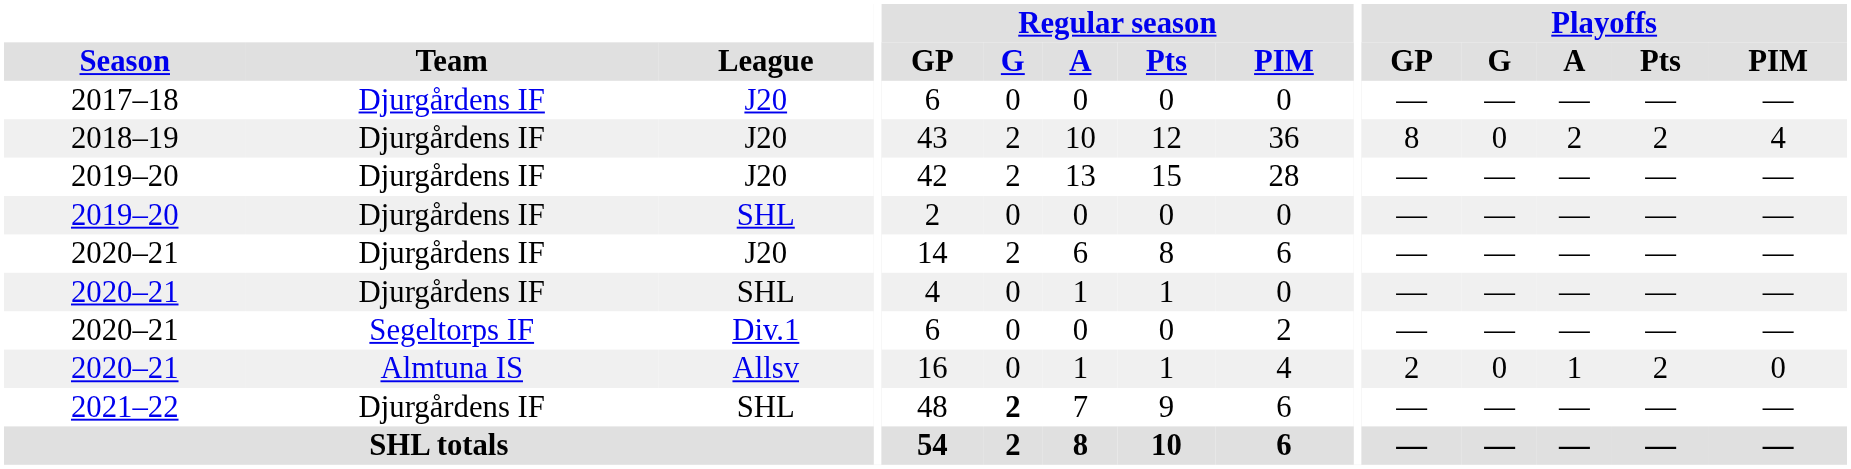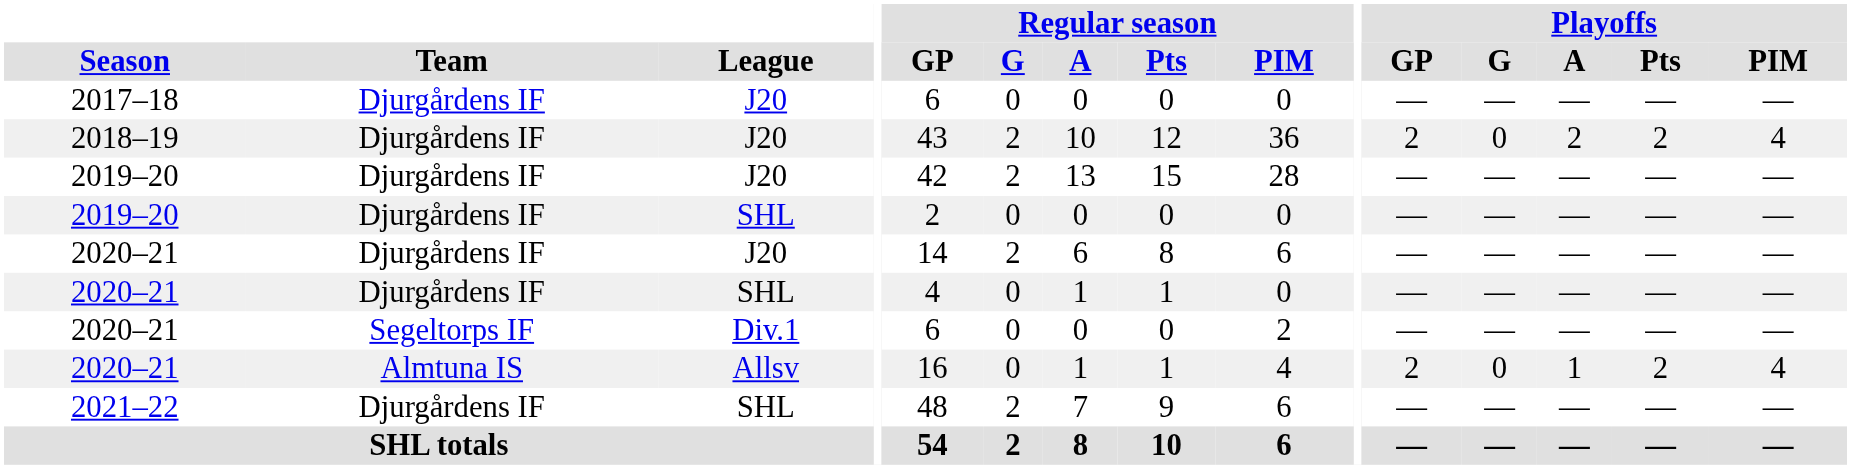(1412, 137) 8 -> (1412, 137) 2
(1778, 368) 0 -> (1778, 368) 4
(1013, 406) bold -> (1013, 406) normal
